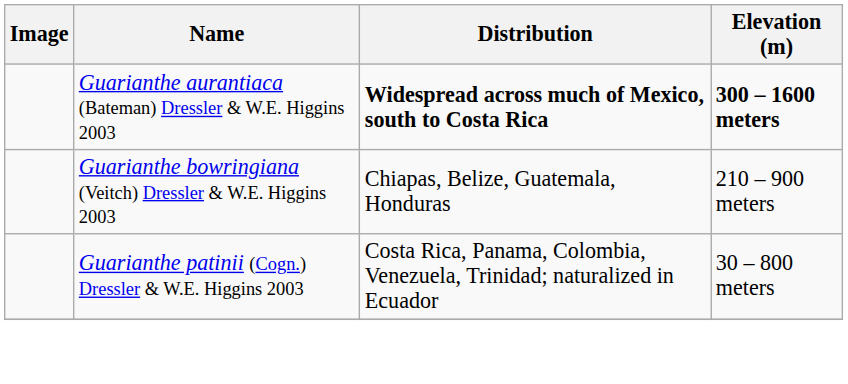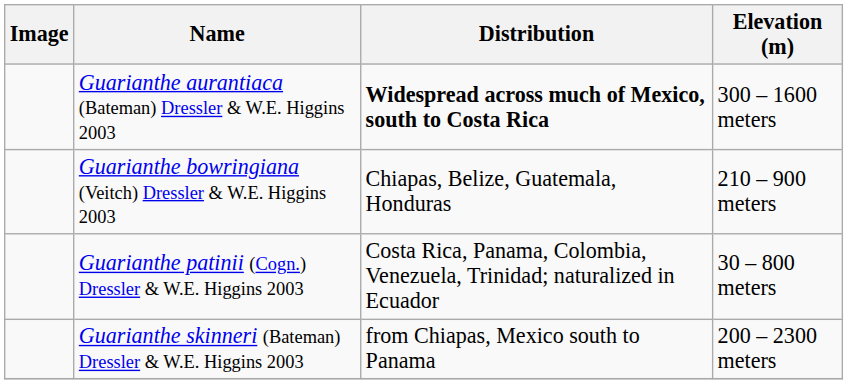(765, 106) bold -> (767, 106) normal
+ row: (210, 348)
